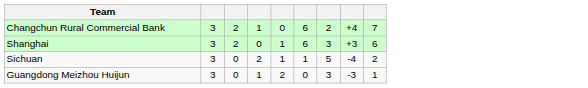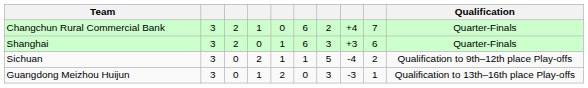+ column: (485, 12)
